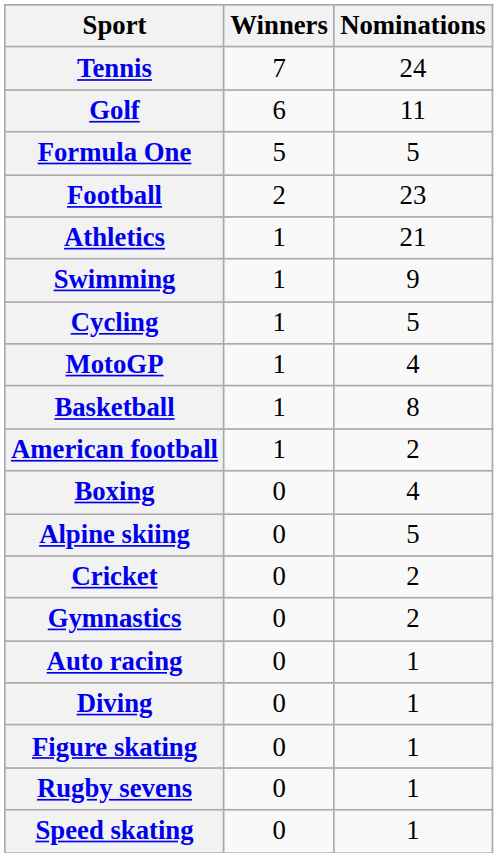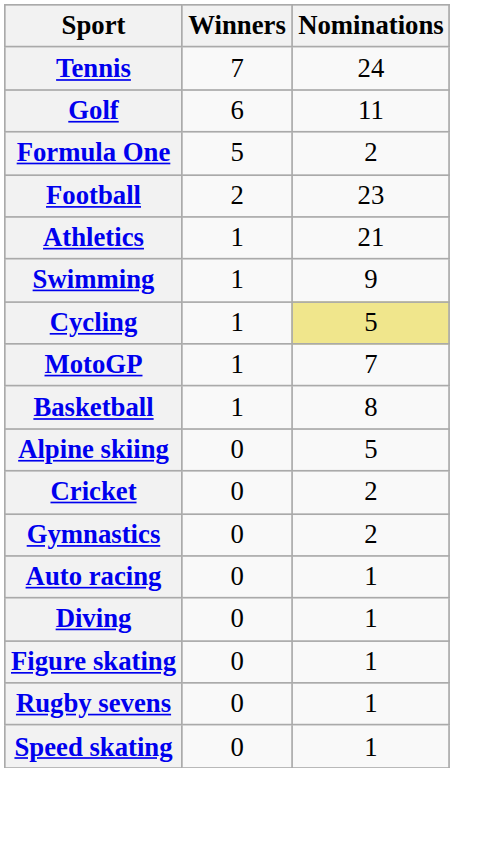(413, 152) 5 -> (371, 152) 2
(413, 322) no background -> (371, 322) khaki background
(413, 364) 4 -> (371, 364) 7
- row: (115, 449)
- row: (115, 491)
